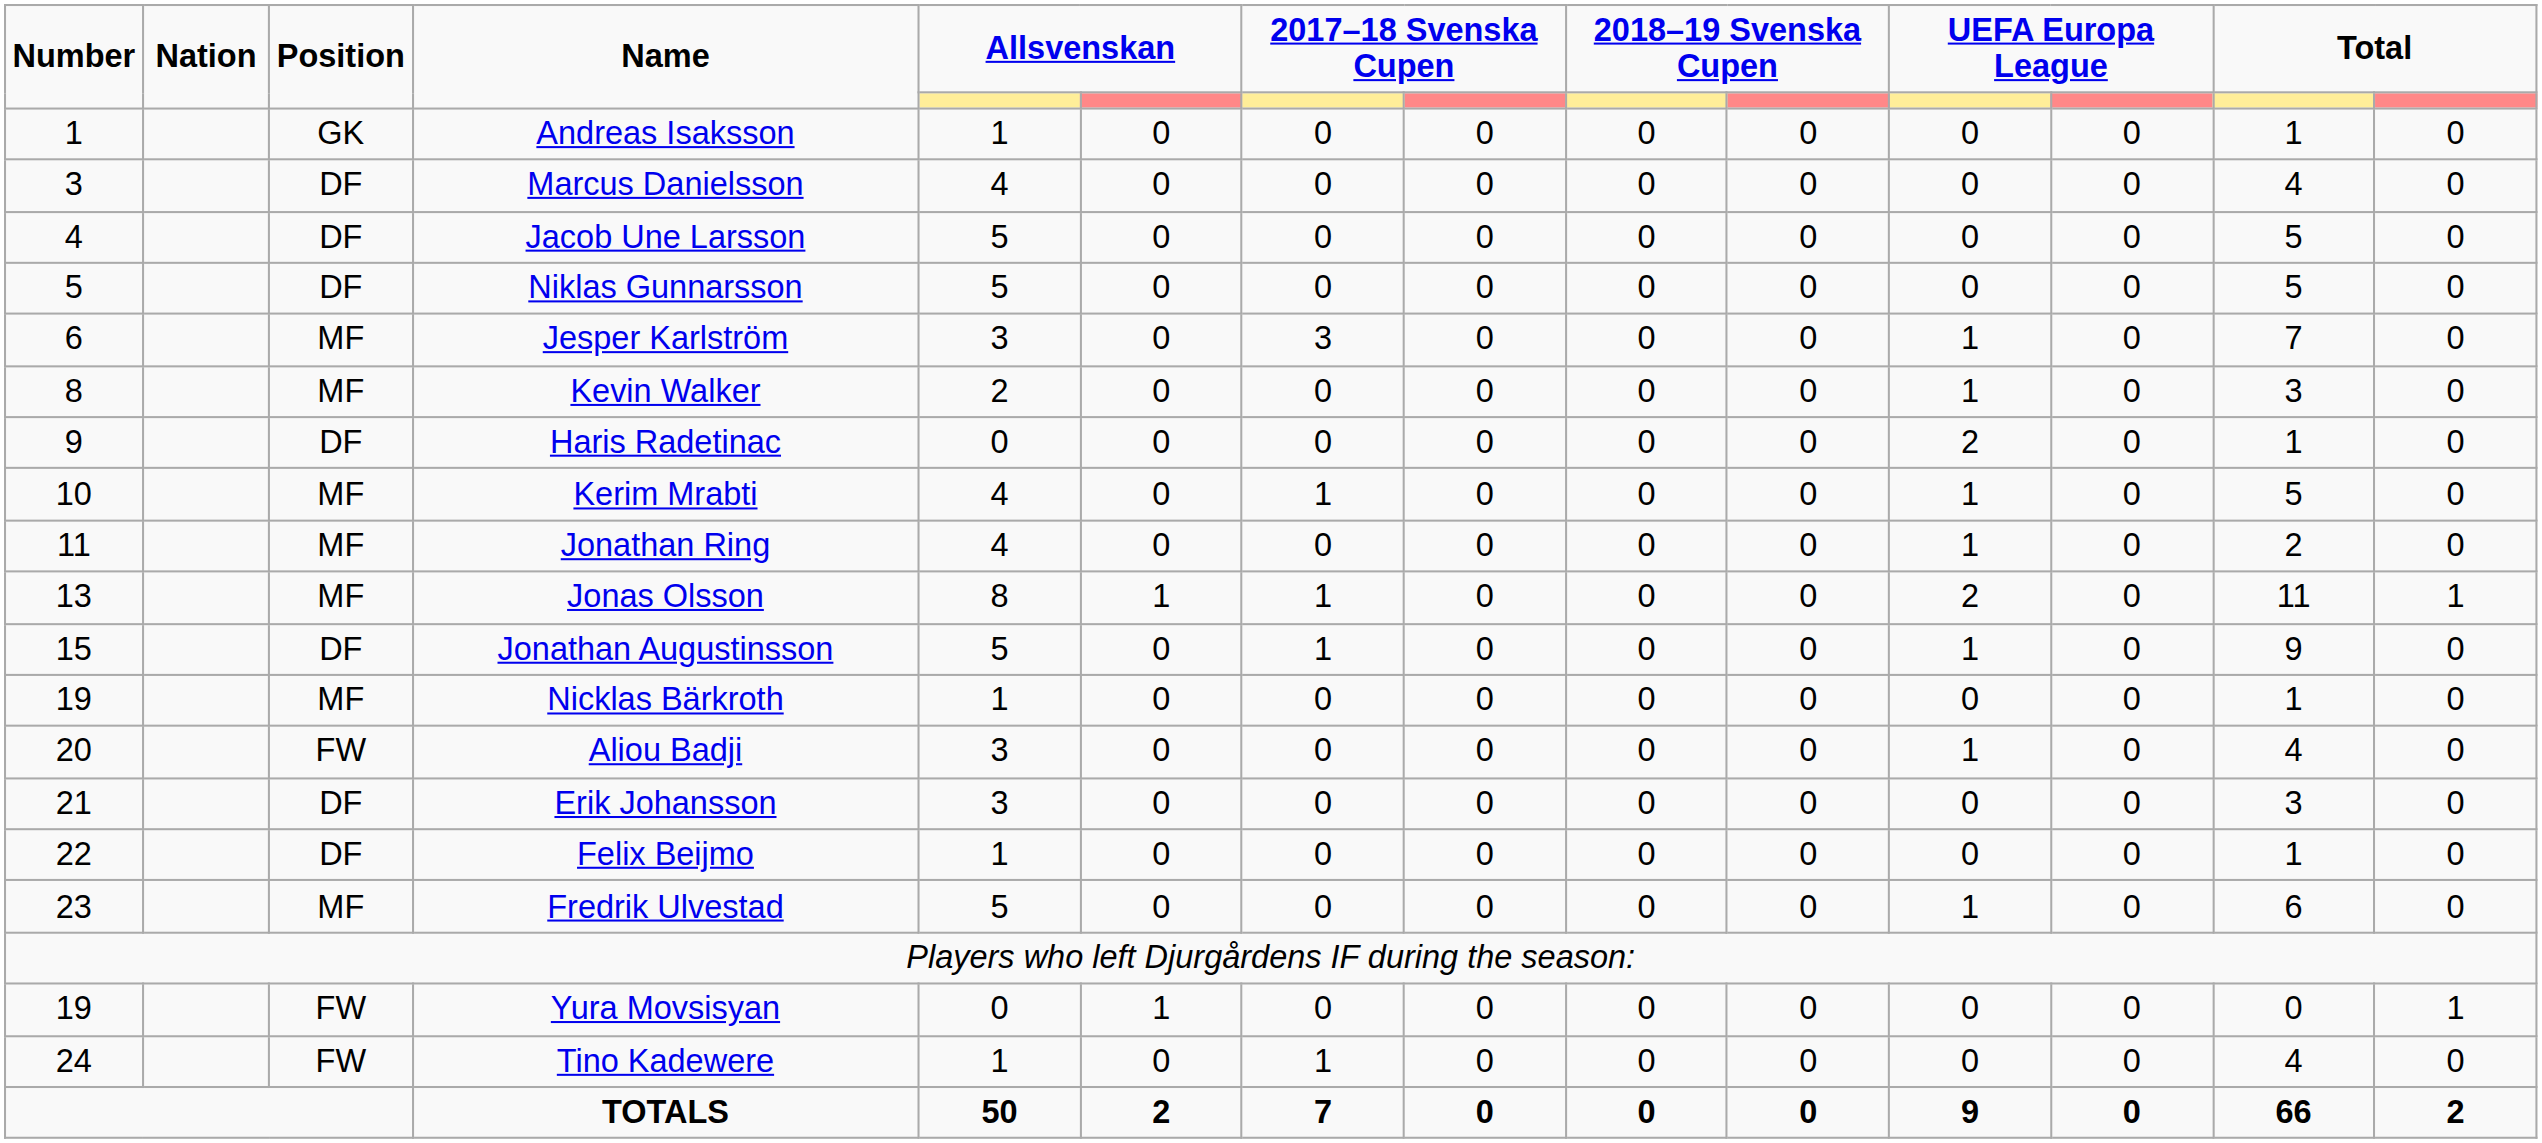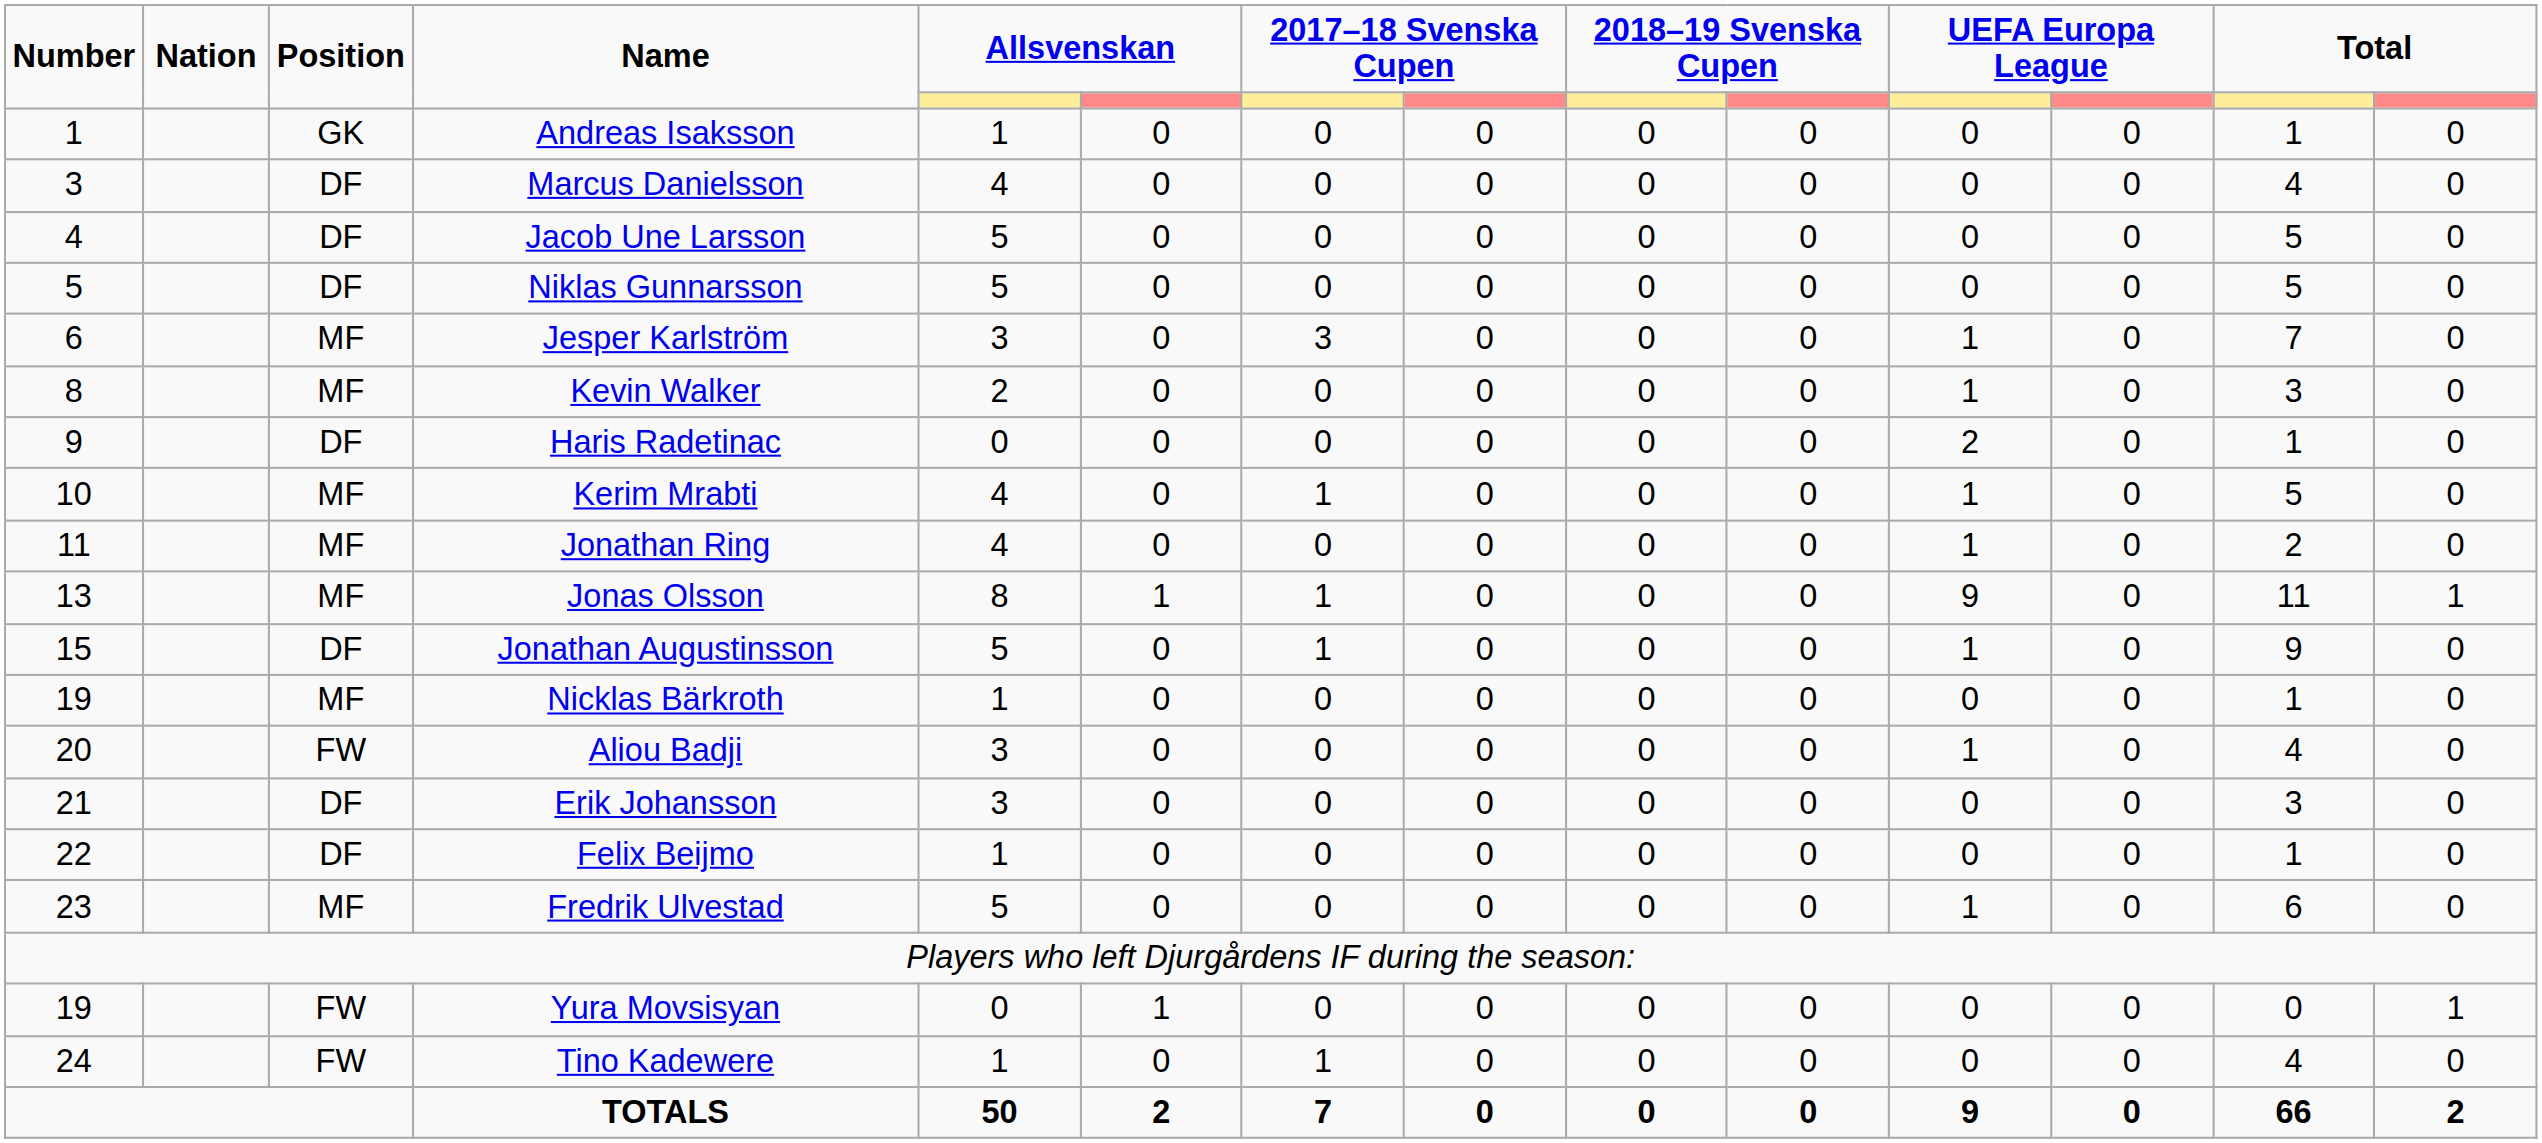(1970, 596) 2 -> (1970, 596) 9
